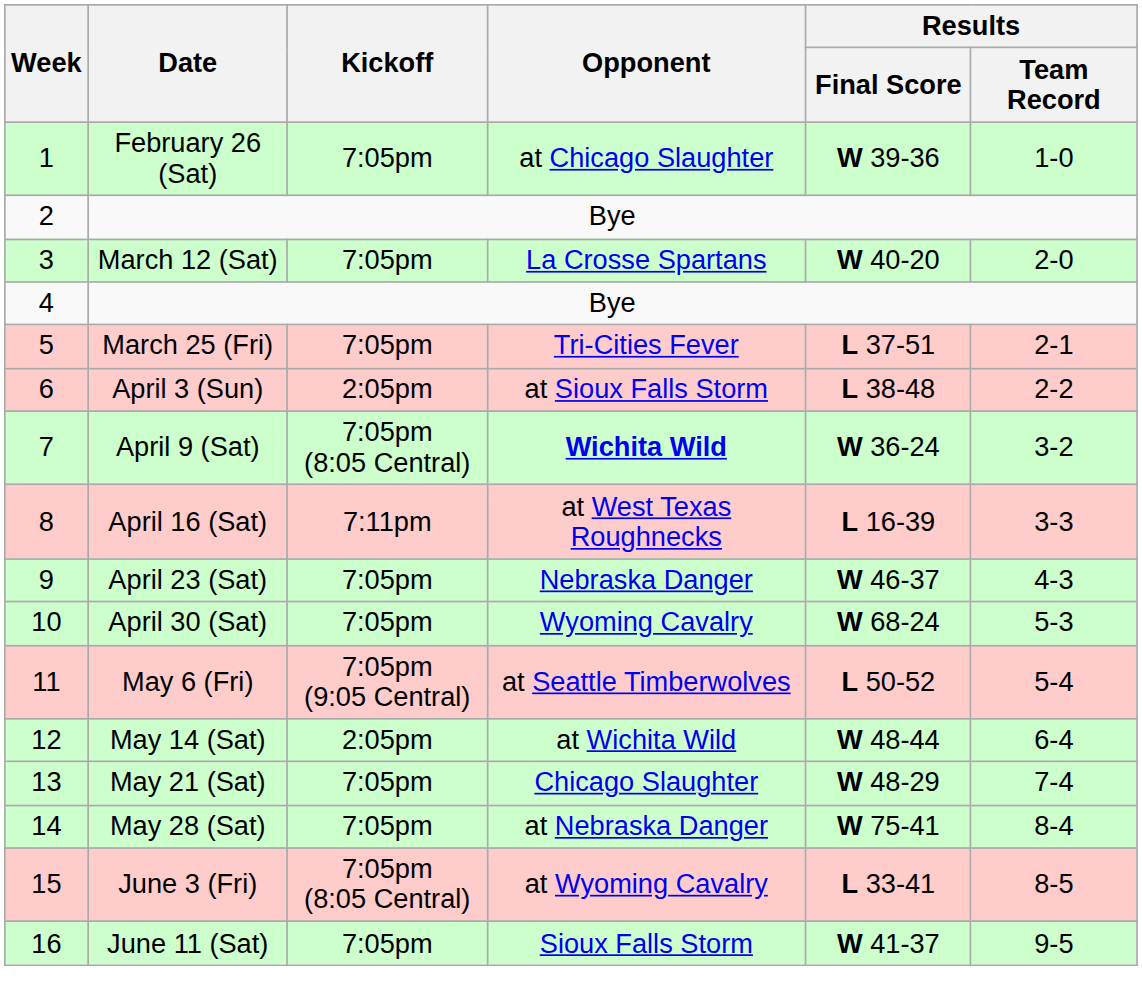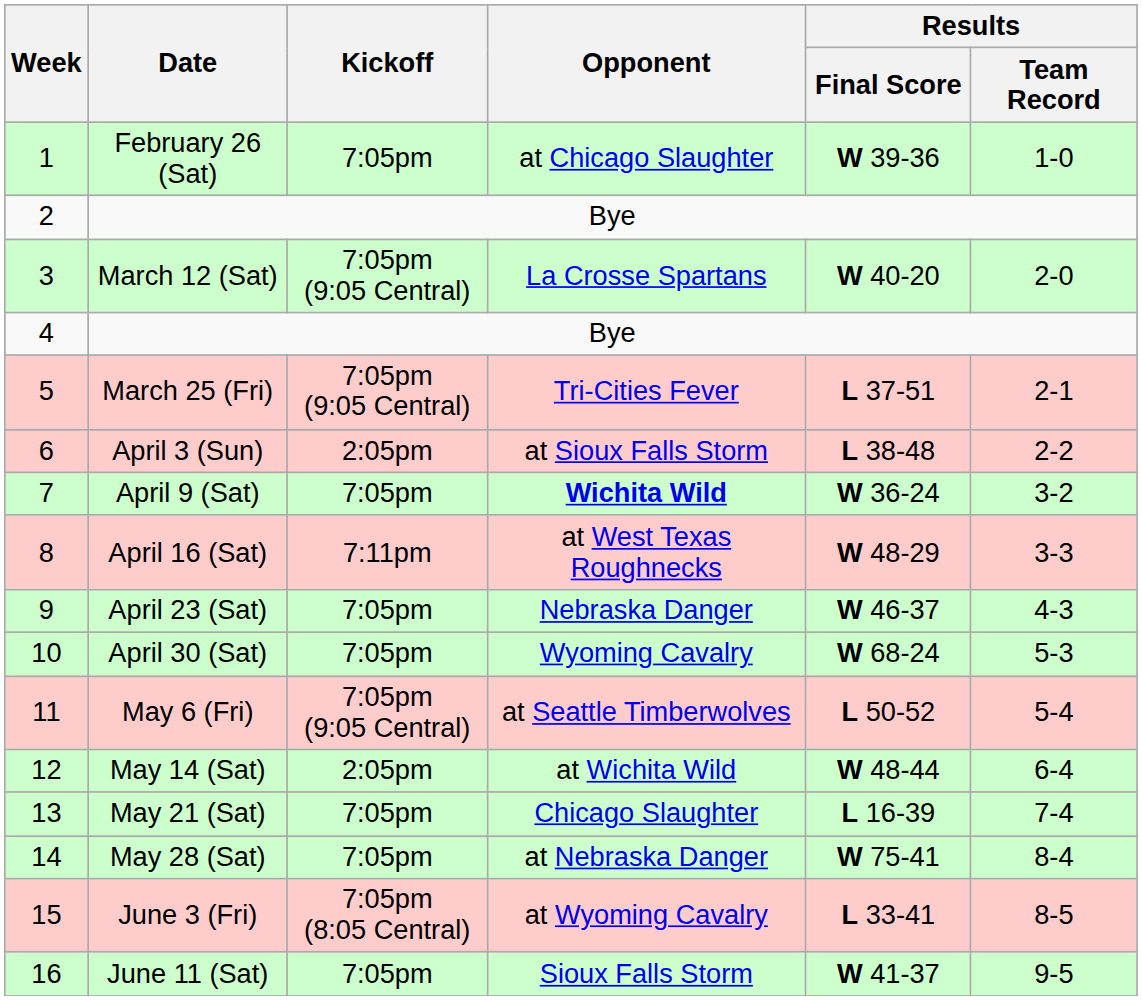(387, 259) 7:05pm -> (387, 275) 7:05pm (9:05 Central)
(387, 346) 7:05pm -> (387, 391) 7:05pm (9:05 Central)
(387, 447) 7:05pm (8:05 Central) -> (387, 493) 7:05pm
(888, 521) L 16-39 -> (888, 552) W 48-29
(888, 782) W 48-29 -> (888, 813) L 16-39
